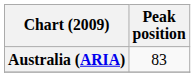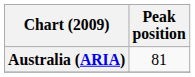(159, 59) 83 -> (159, 59) 81
